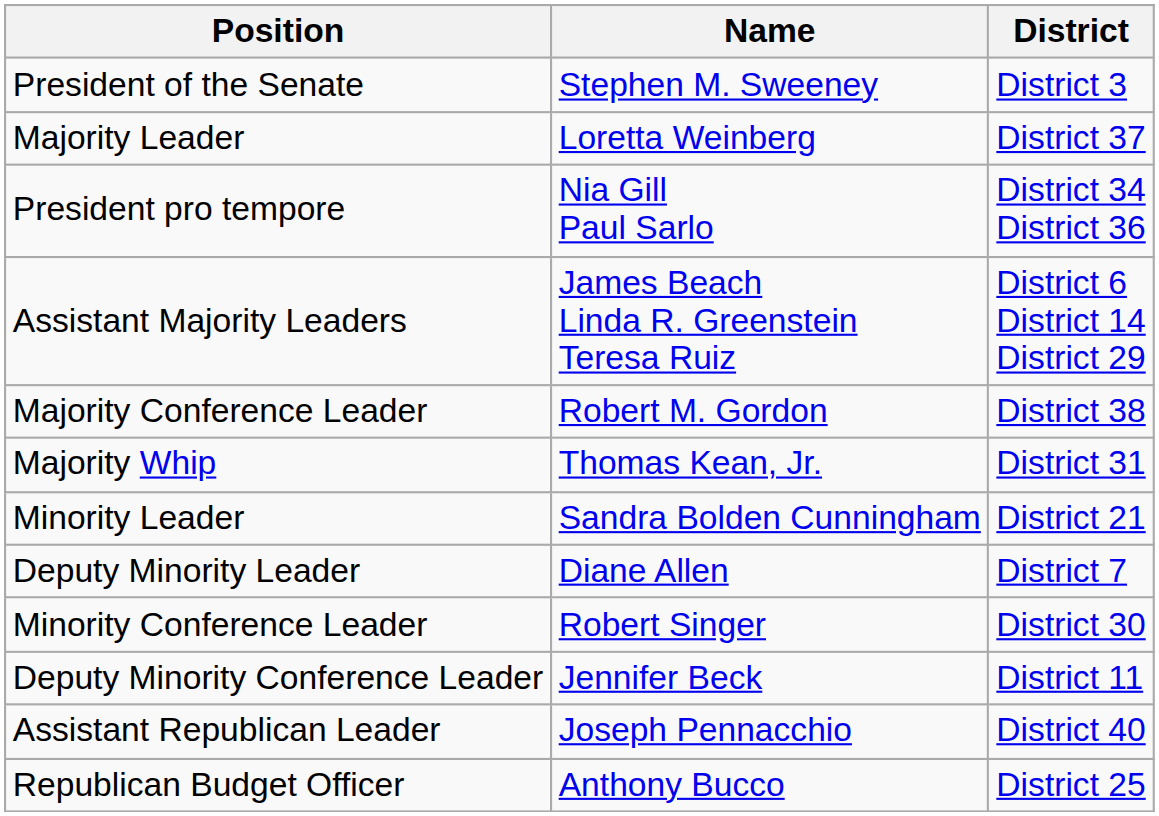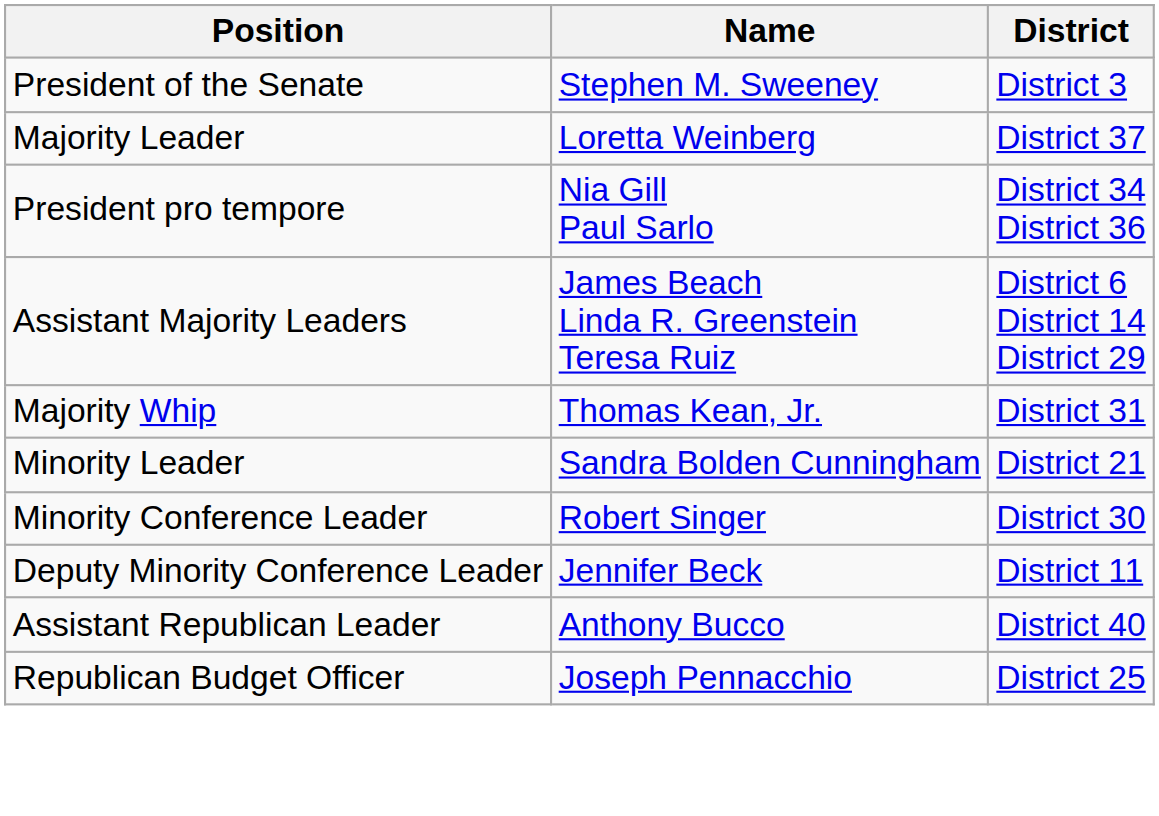- row: (220, 410)
- row: (186, 570)
(705, 730) Joseph Pennacchio -> (672, 624) Anthony Bucco
(672, 783) Anthony Bucco -> (705, 677) Joseph Pennacchio
